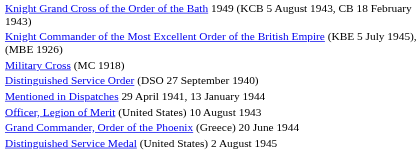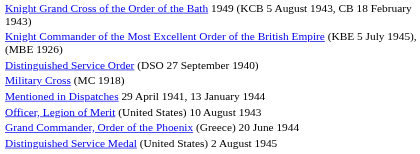rows swapped: (132, 81) <-> (65, 65)
